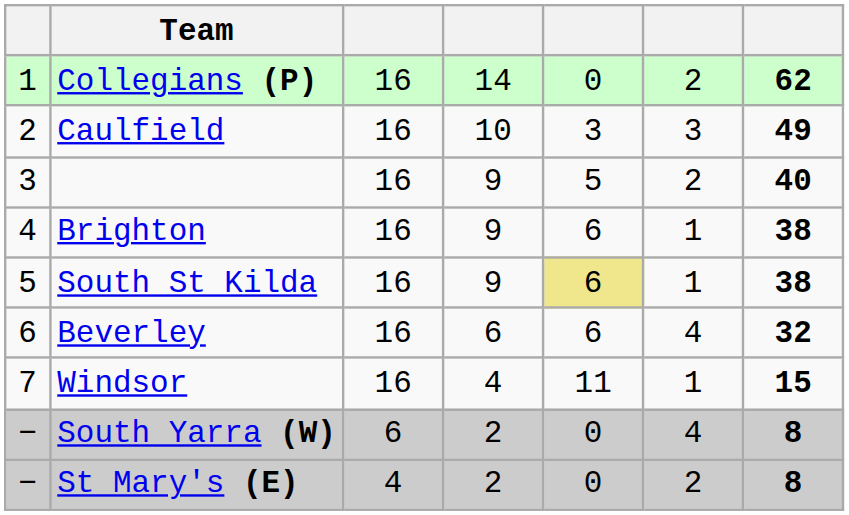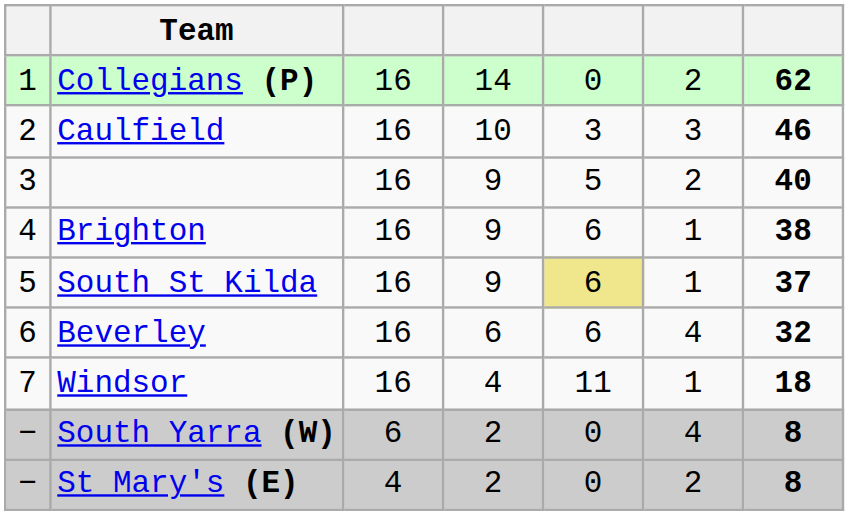(793, 131) 49 -> (793, 131) 46
(793, 283) 38 -> (793, 283) 37
(793, 383) 15 -> (793, 383) 18
